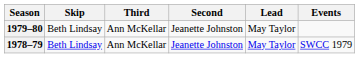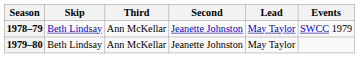rows swapped: (25, 45) <-> (25, 28)
